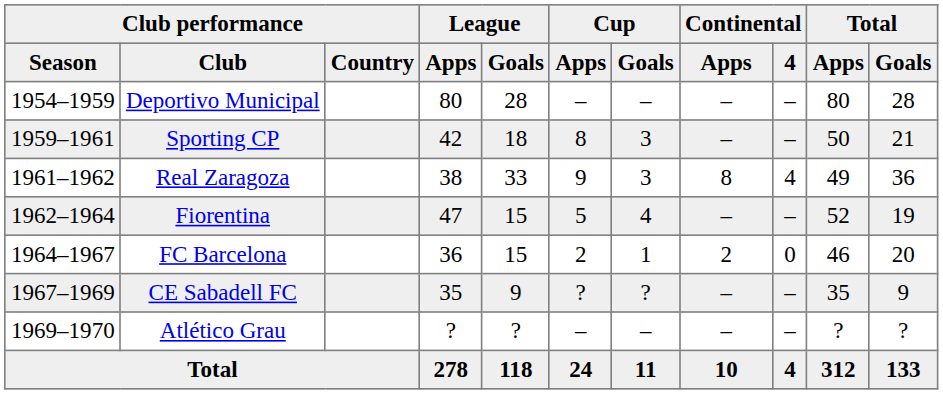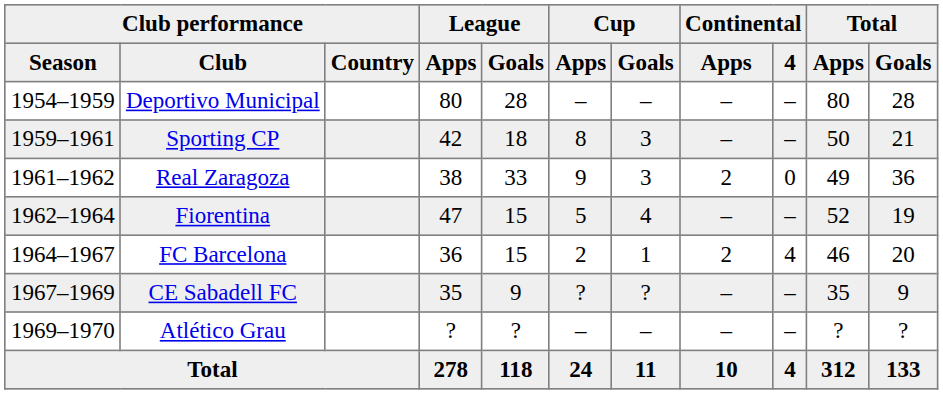(726, 177) 8 -> (726, 177) 2
(790, 177) 4 -> (790, 177) 0
(790, 254) 0 -> (790, 254) 4
